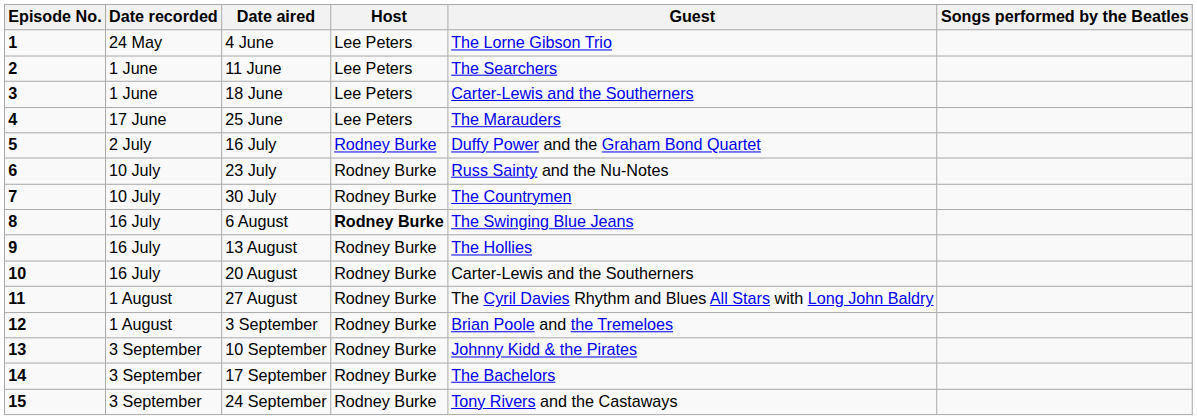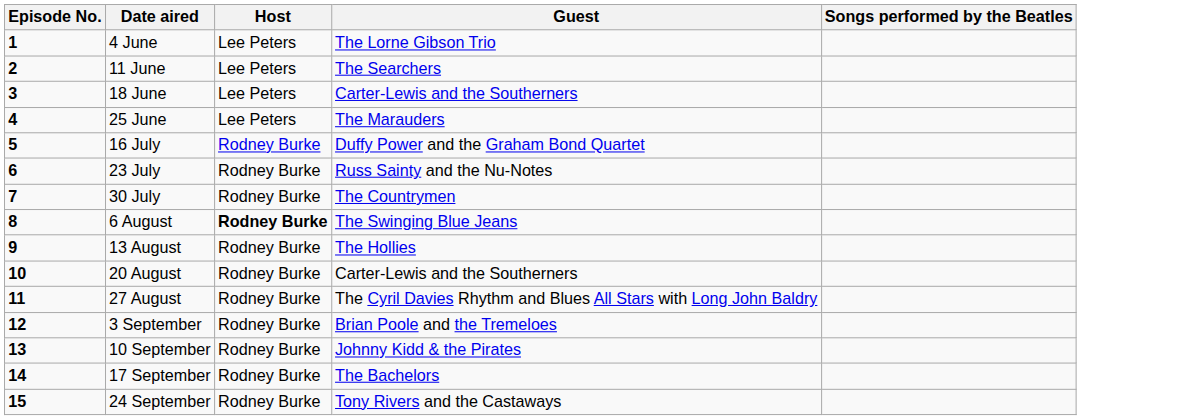- column: (163, 17)
